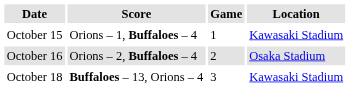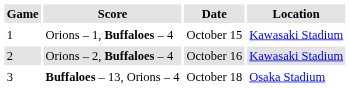columns swapped: (226, 13) <-> (35, 13)
(287, 55) Osaka Stadium -> (296, 55) Kawasaki Stadium
(296, 76) Kawasaki Stadium -> (287, 76) Osaka Stadium
